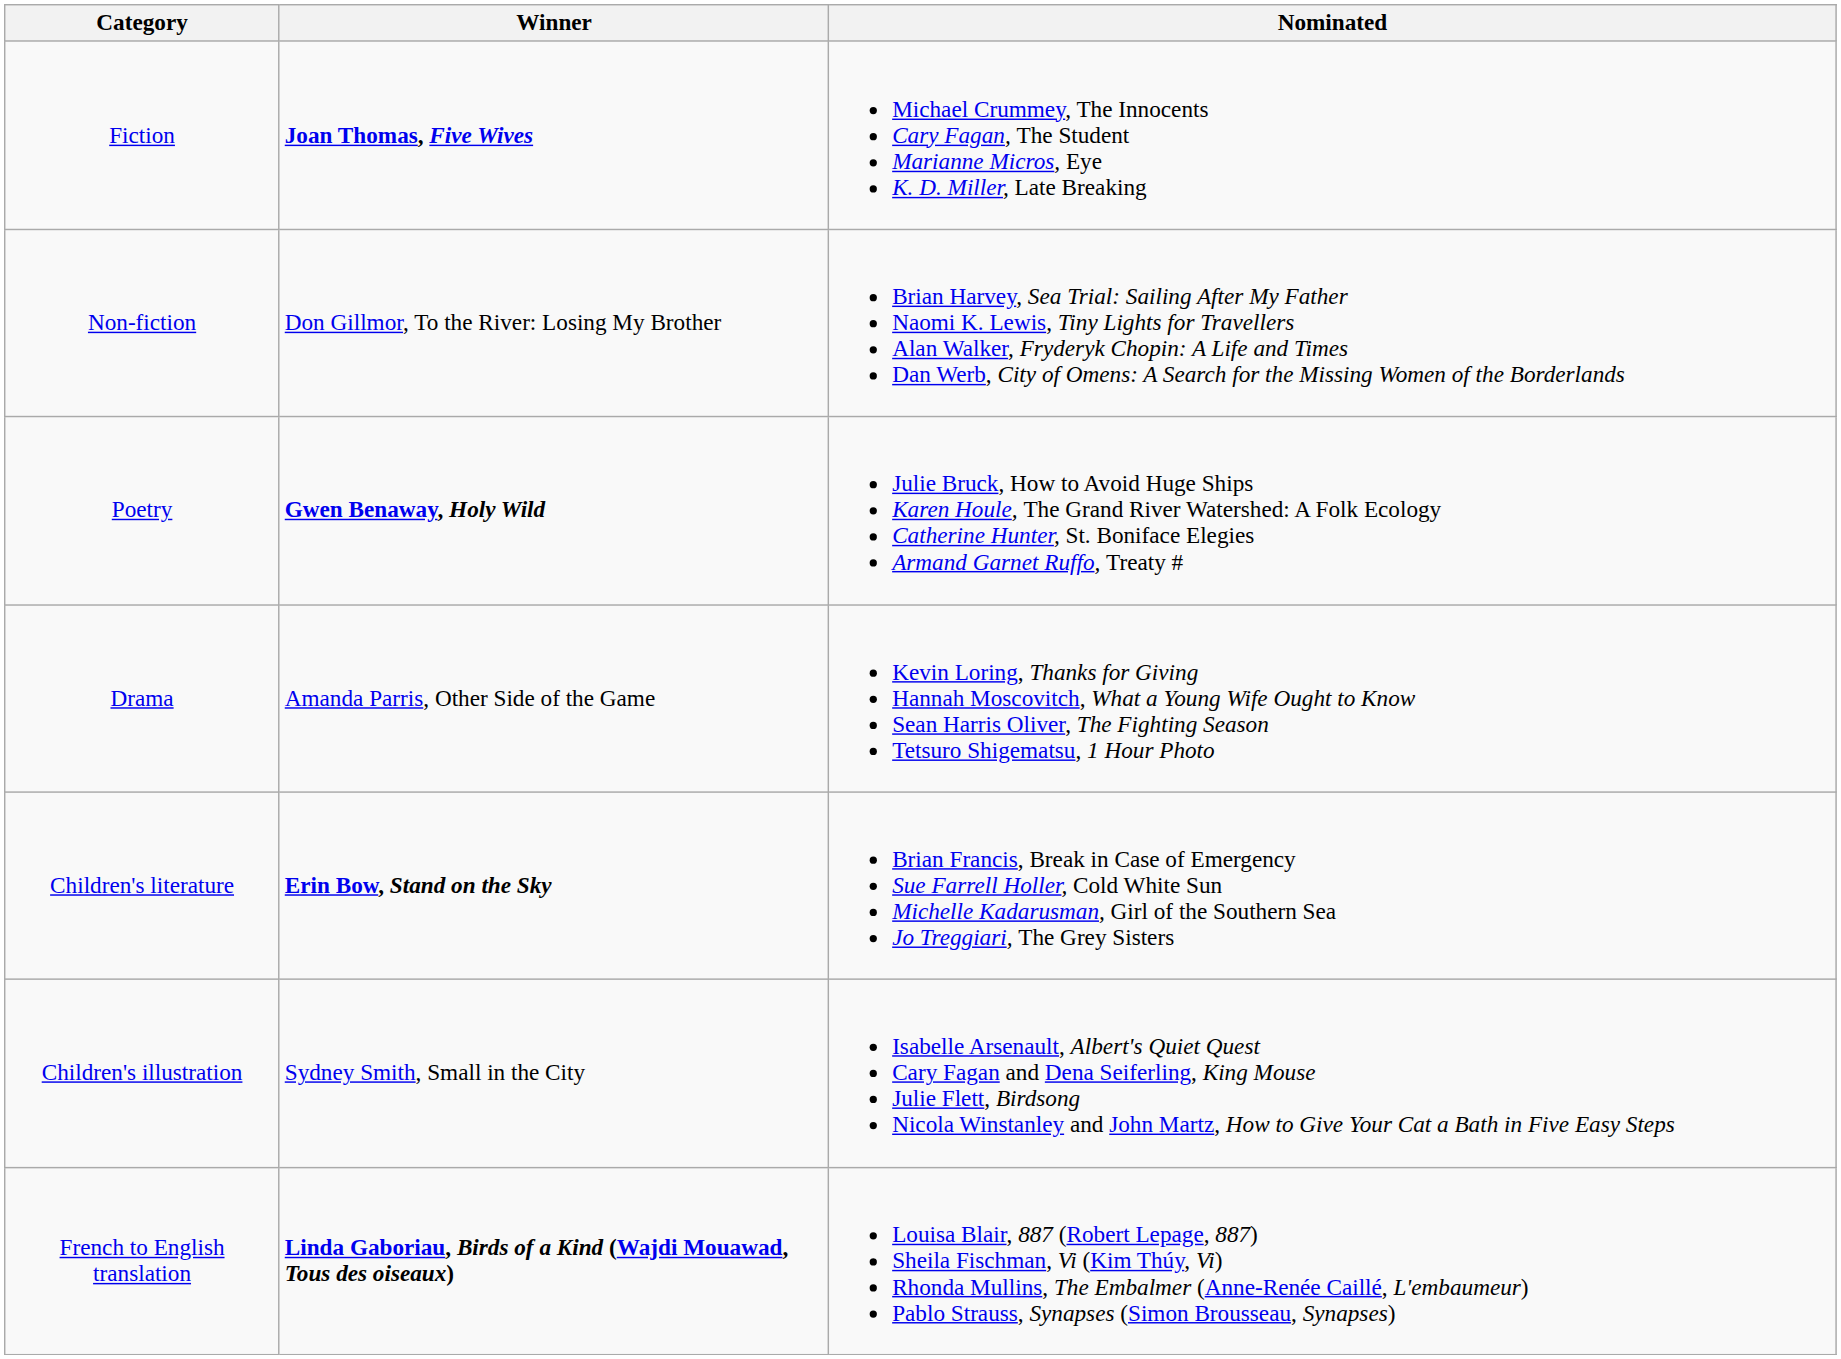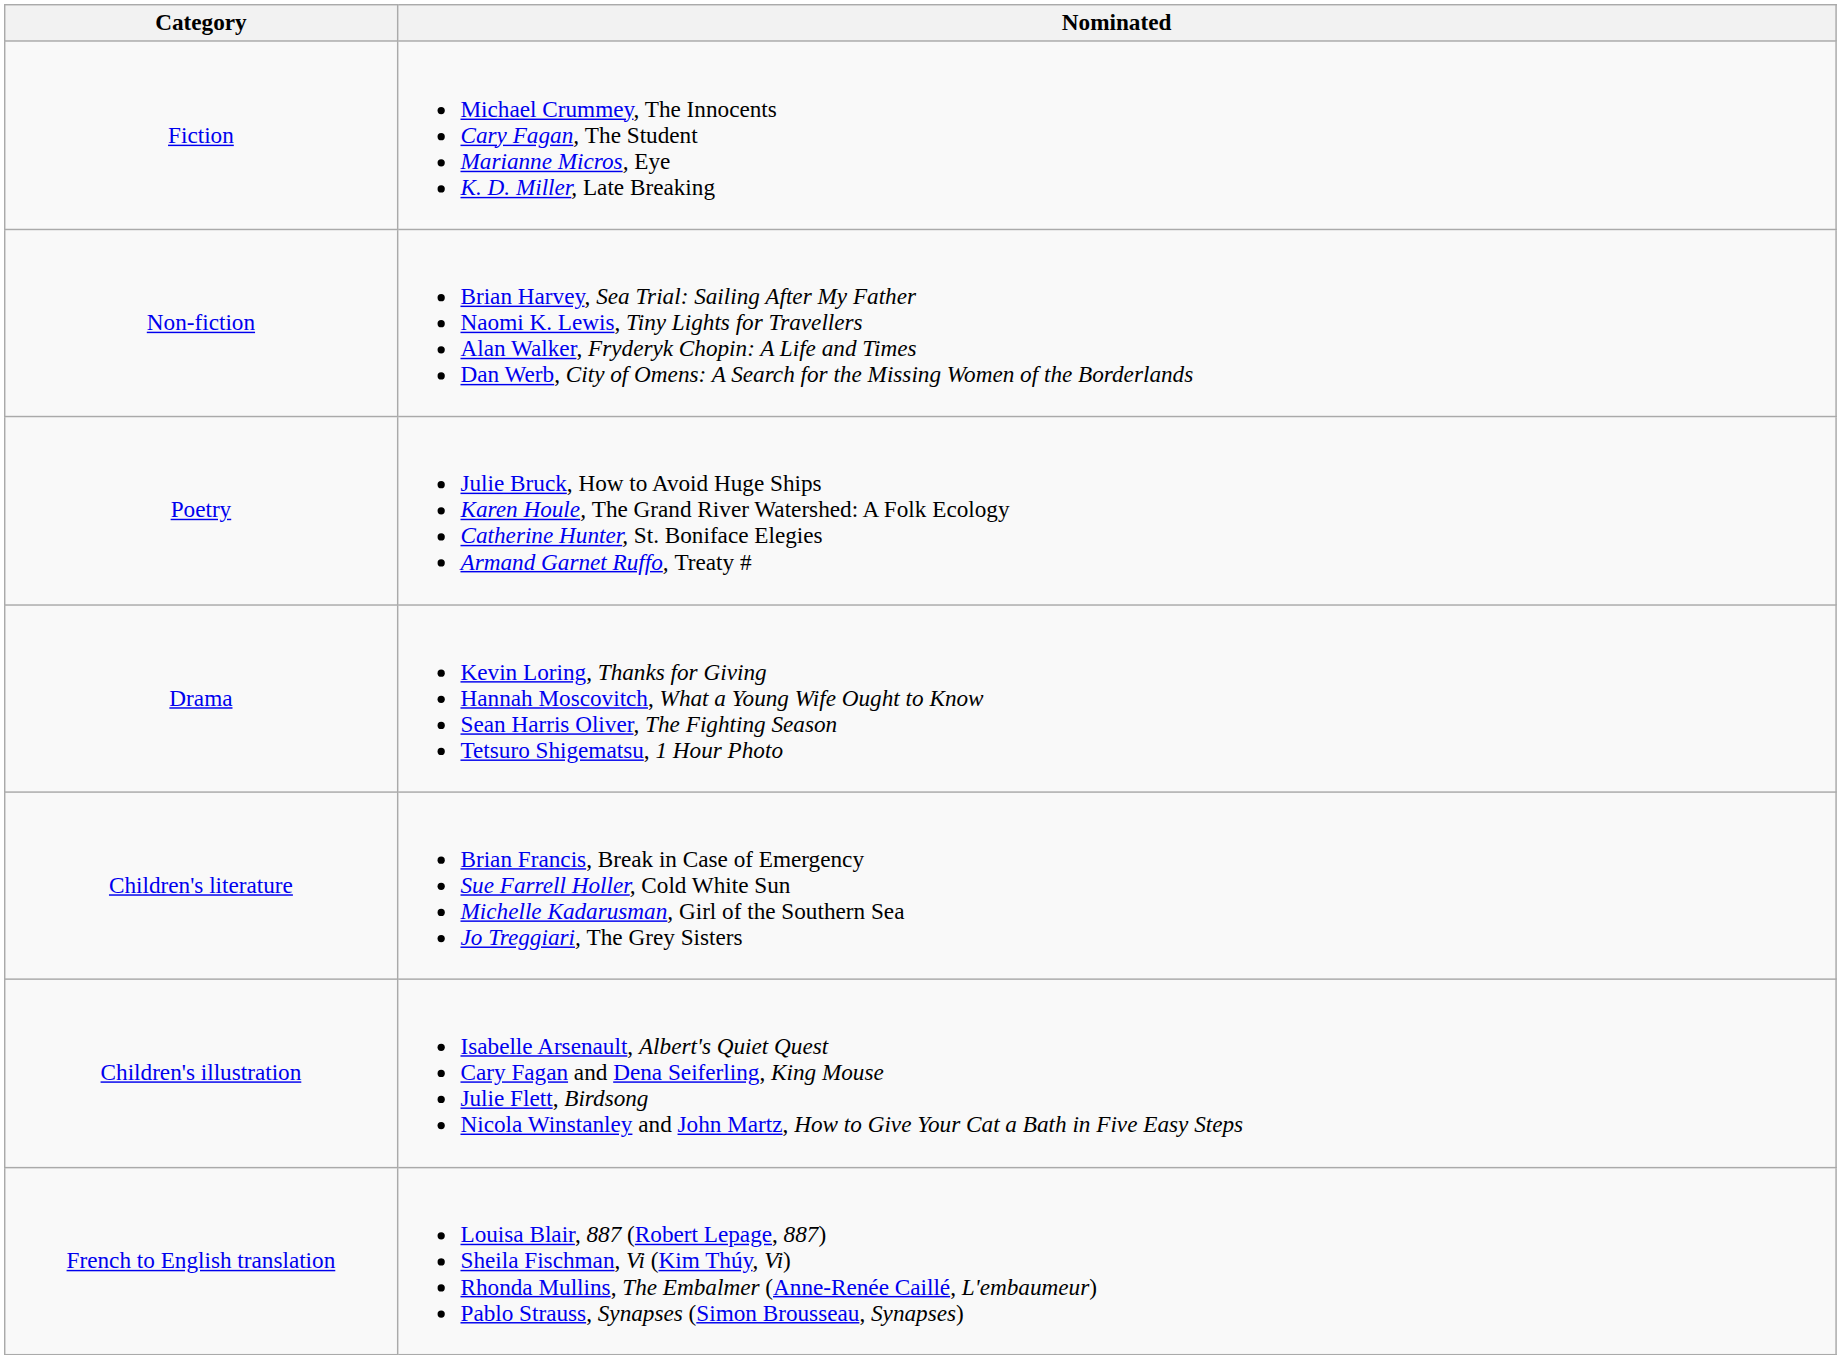- column: (554, 22)
